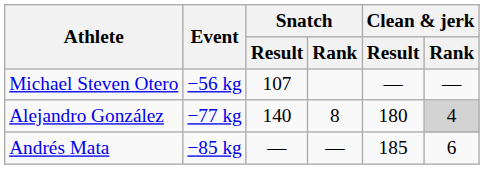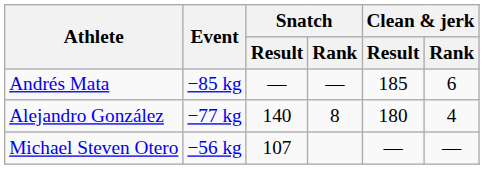rows swapped: (94, 84) <-> (59, 148)
(452, 116) lightgrey background -> (452, 116) no background
